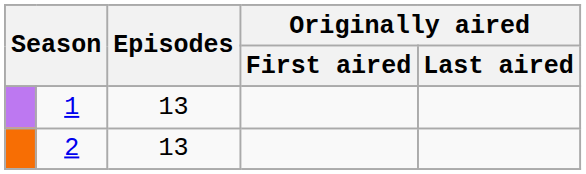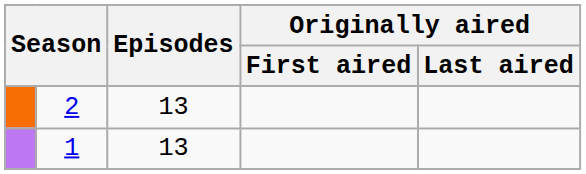rows swapped: (72, 107) <-> (72, 148)
